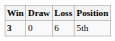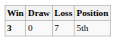(57, 28) 6 -> (57, 28) 7
